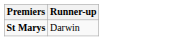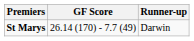+ column: (93, 12)
